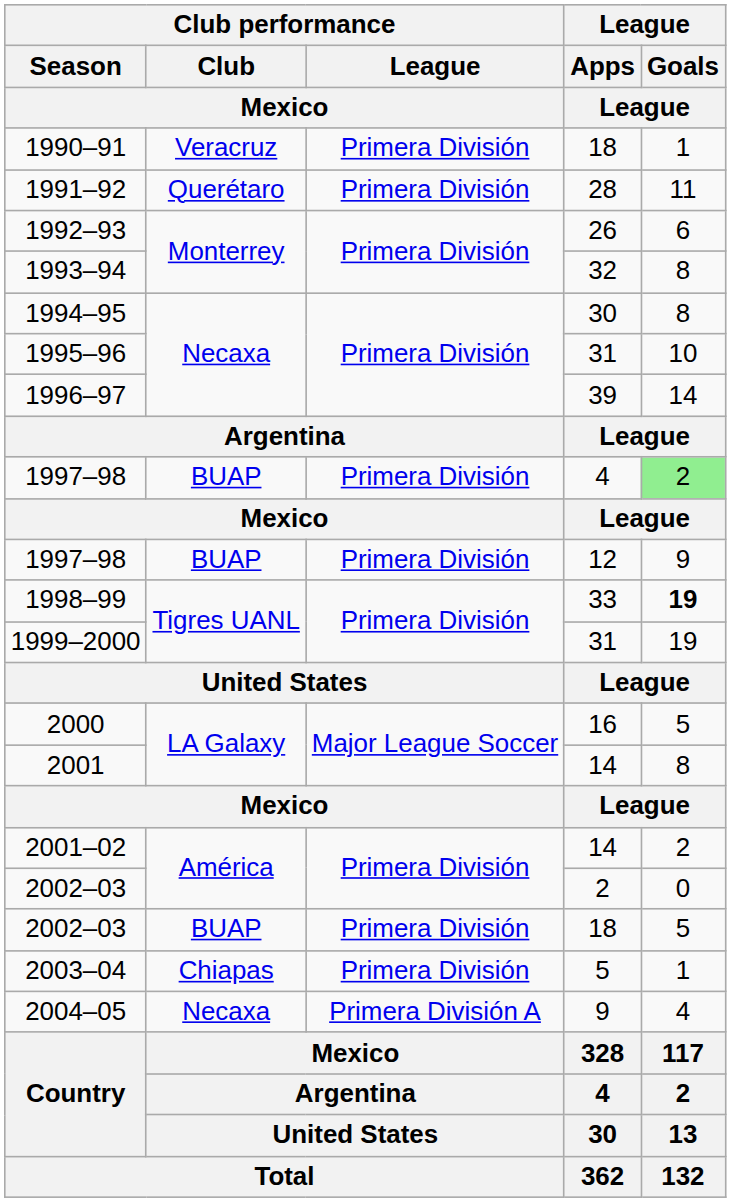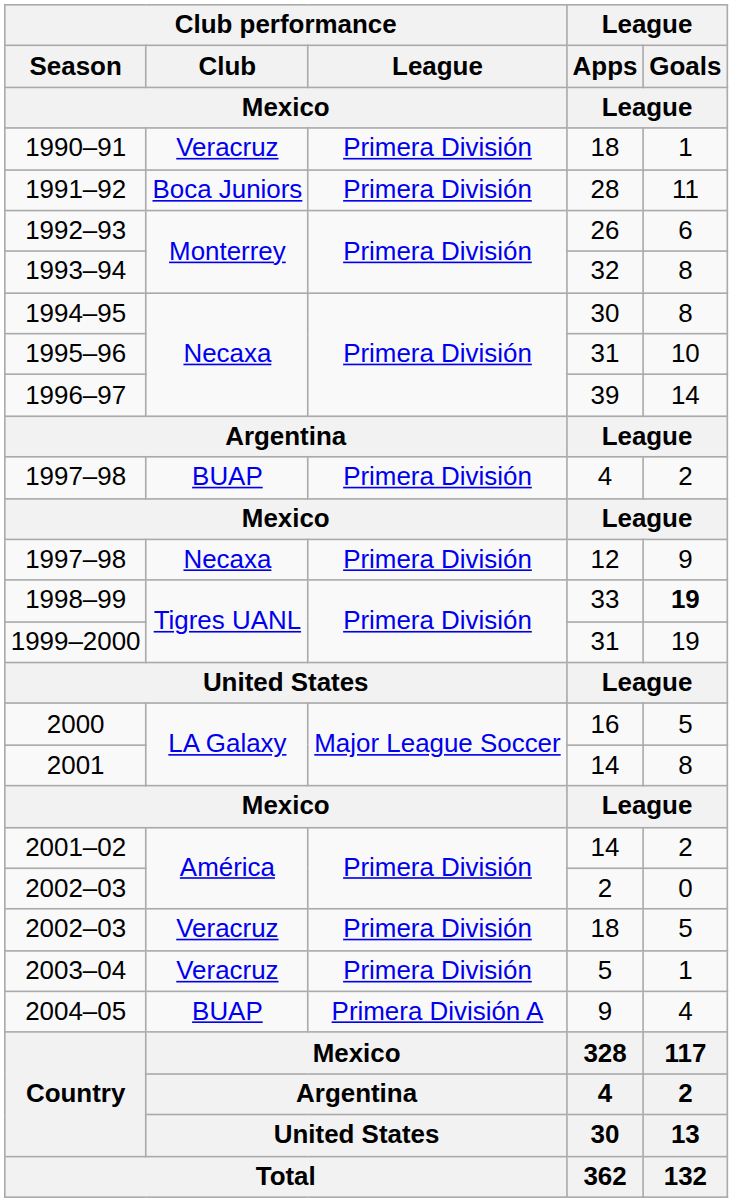(226, 189) Querétaro -> (227, 189) Boca Juniors
(683, 477) lightgreen background -> (685, 477) no background
(226, 559) BUAP -> (227, 559) Necaxa
(226, 929) BUAP -> (227, 929) Veracruz
(226, 970) Chiapas -> (227, 970) Veracruz
(226, 1011) Necaxa -> (227, 1011) BUAP
